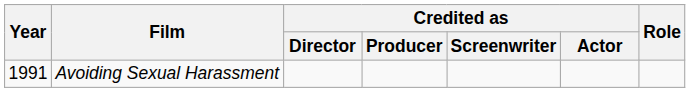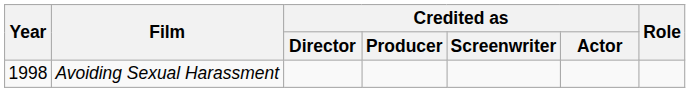(28, 73) 1991 -> (28, 73) 1998
